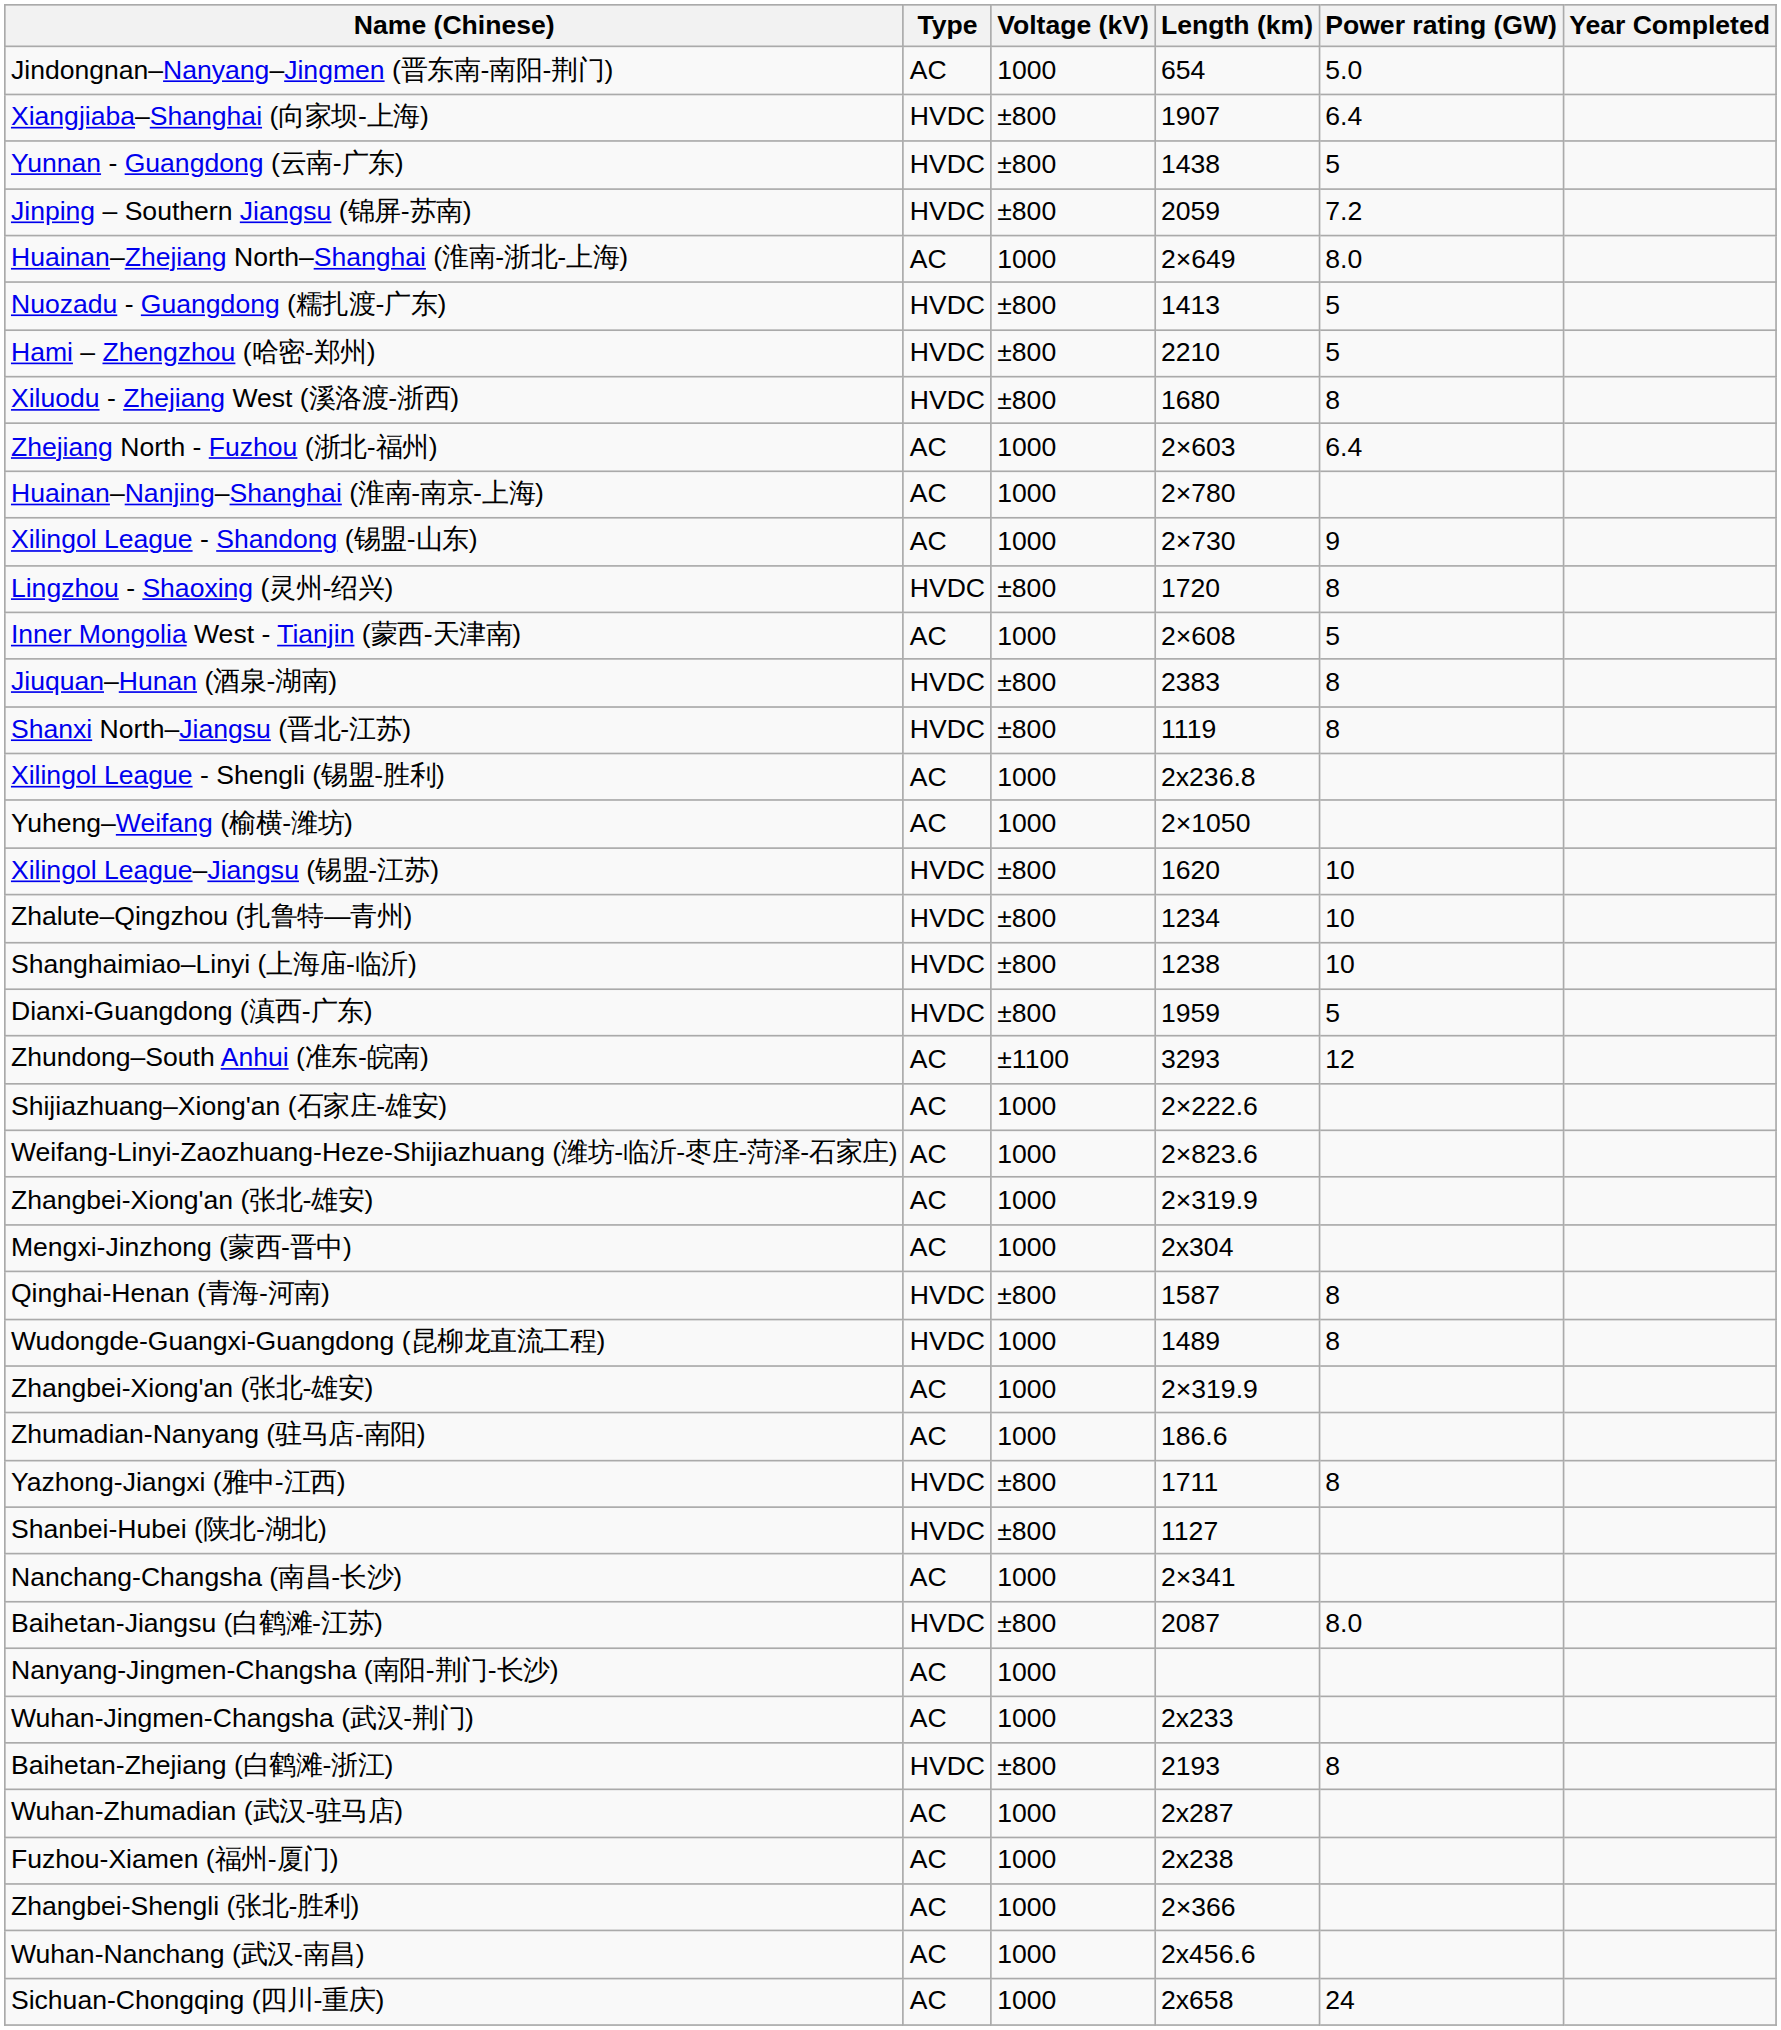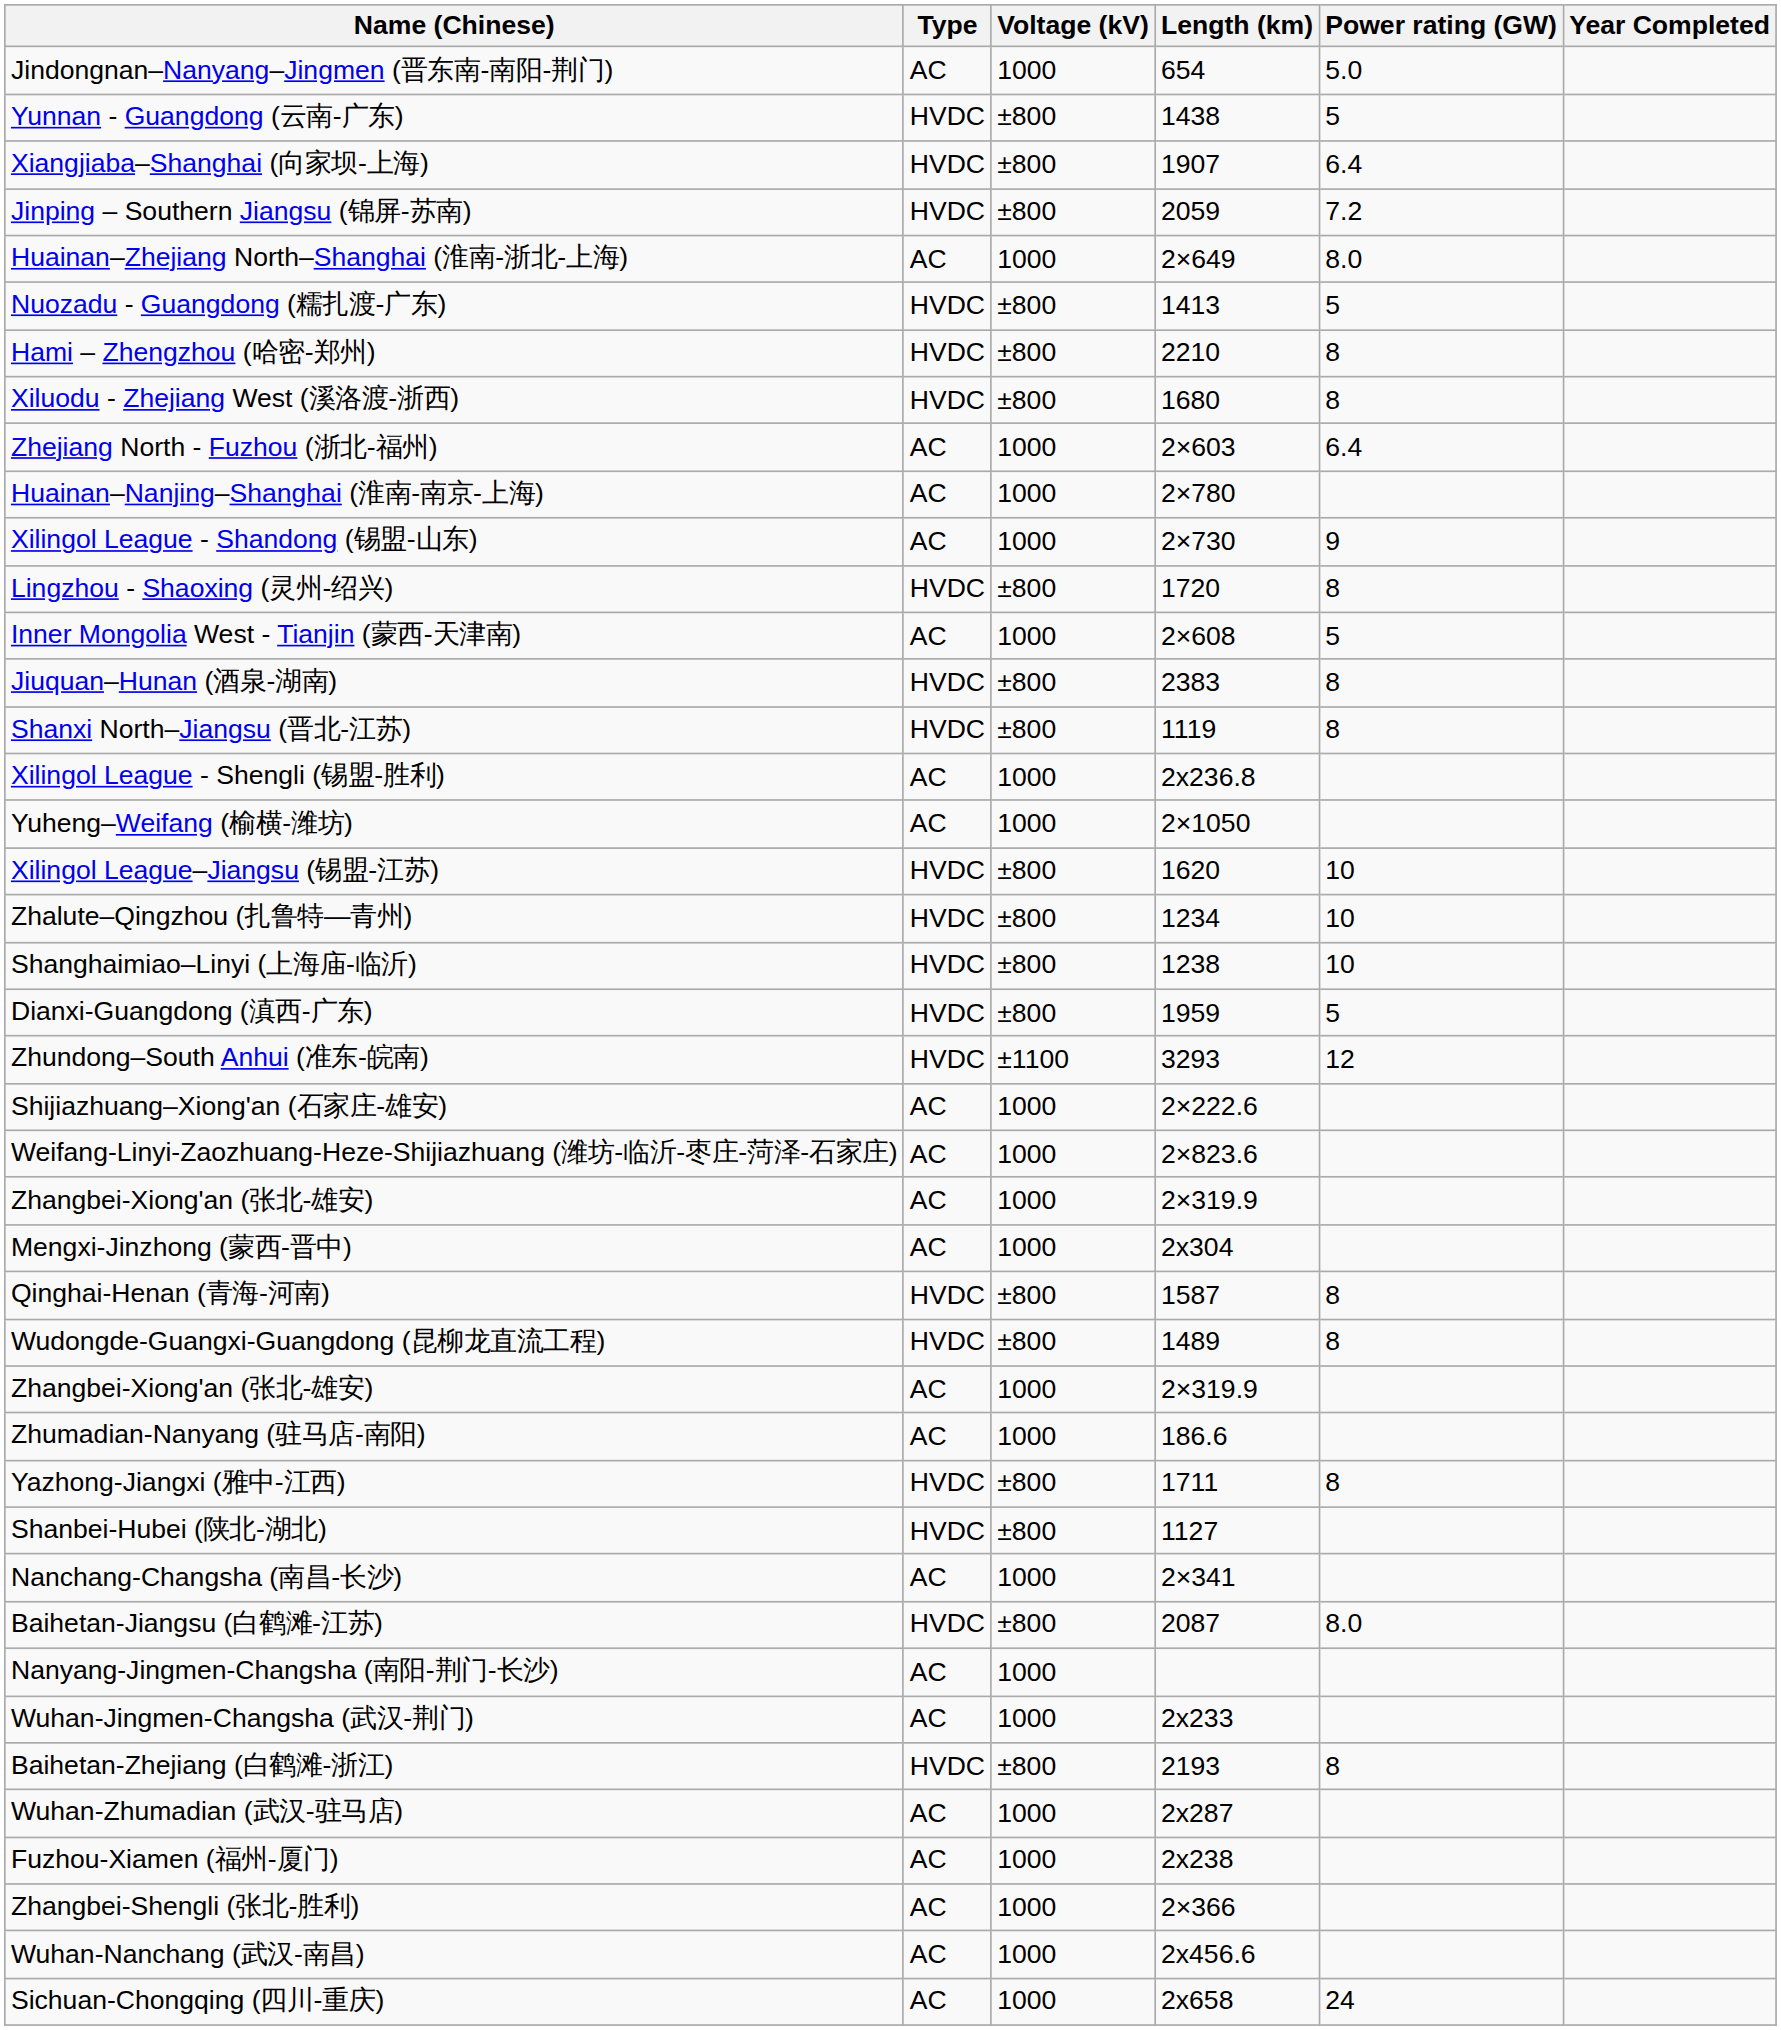rows swapped: (207, 163) <-> (220, 116)
(1333, 352) 5 -> (1333, 352) 8
(928, 1059) AC -> (947, 1059) HVDC
(1027, 1341) 1000 -> (1027, 1341) ±800
